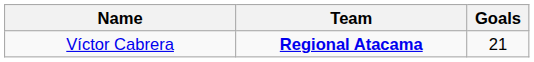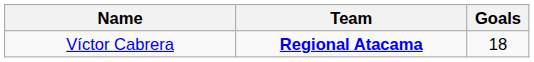(498, 44) 21 -> (498, 44) 18
